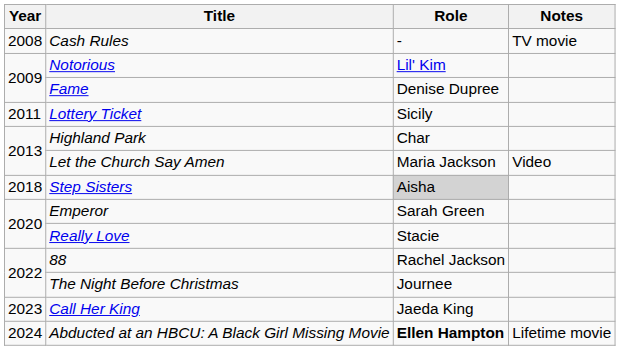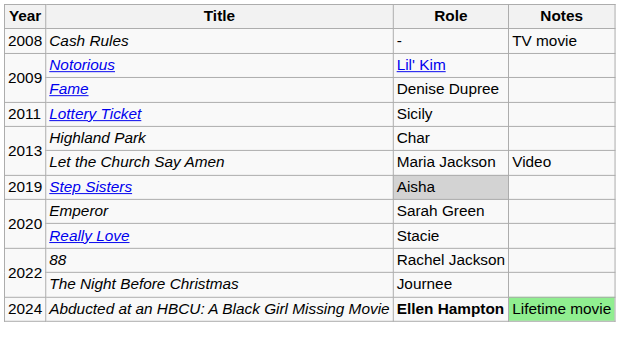(25, 187) 2018 -> (25, 187) 2019
- row: (95, 308)
(562, 333) no background -> (562, 308) lightgreen background
